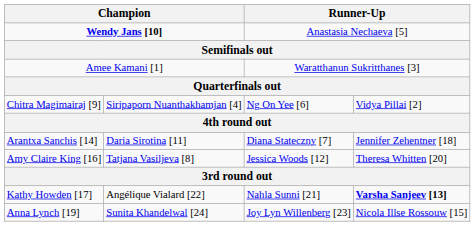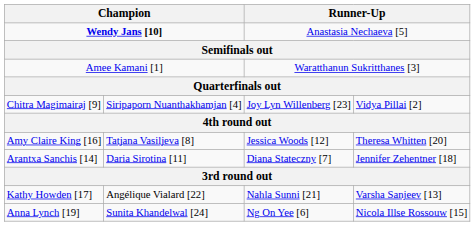(278, 105) Ng On Yee [6] -> (299, 105) Joy Lyn Willenberg [23]
rows swapped: (54, 158) <-> (52, 141)
(401, 195) bold -> (399, 195) normal
(299, 212) Joy Lyn Willenberg [23] -> (278, 212) Ng On Yee [6]
